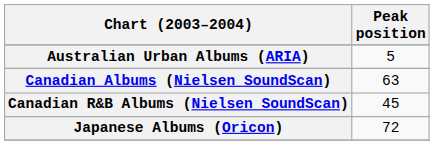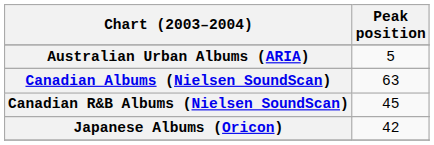(391, 128) 72 -> (391, 128) 42
